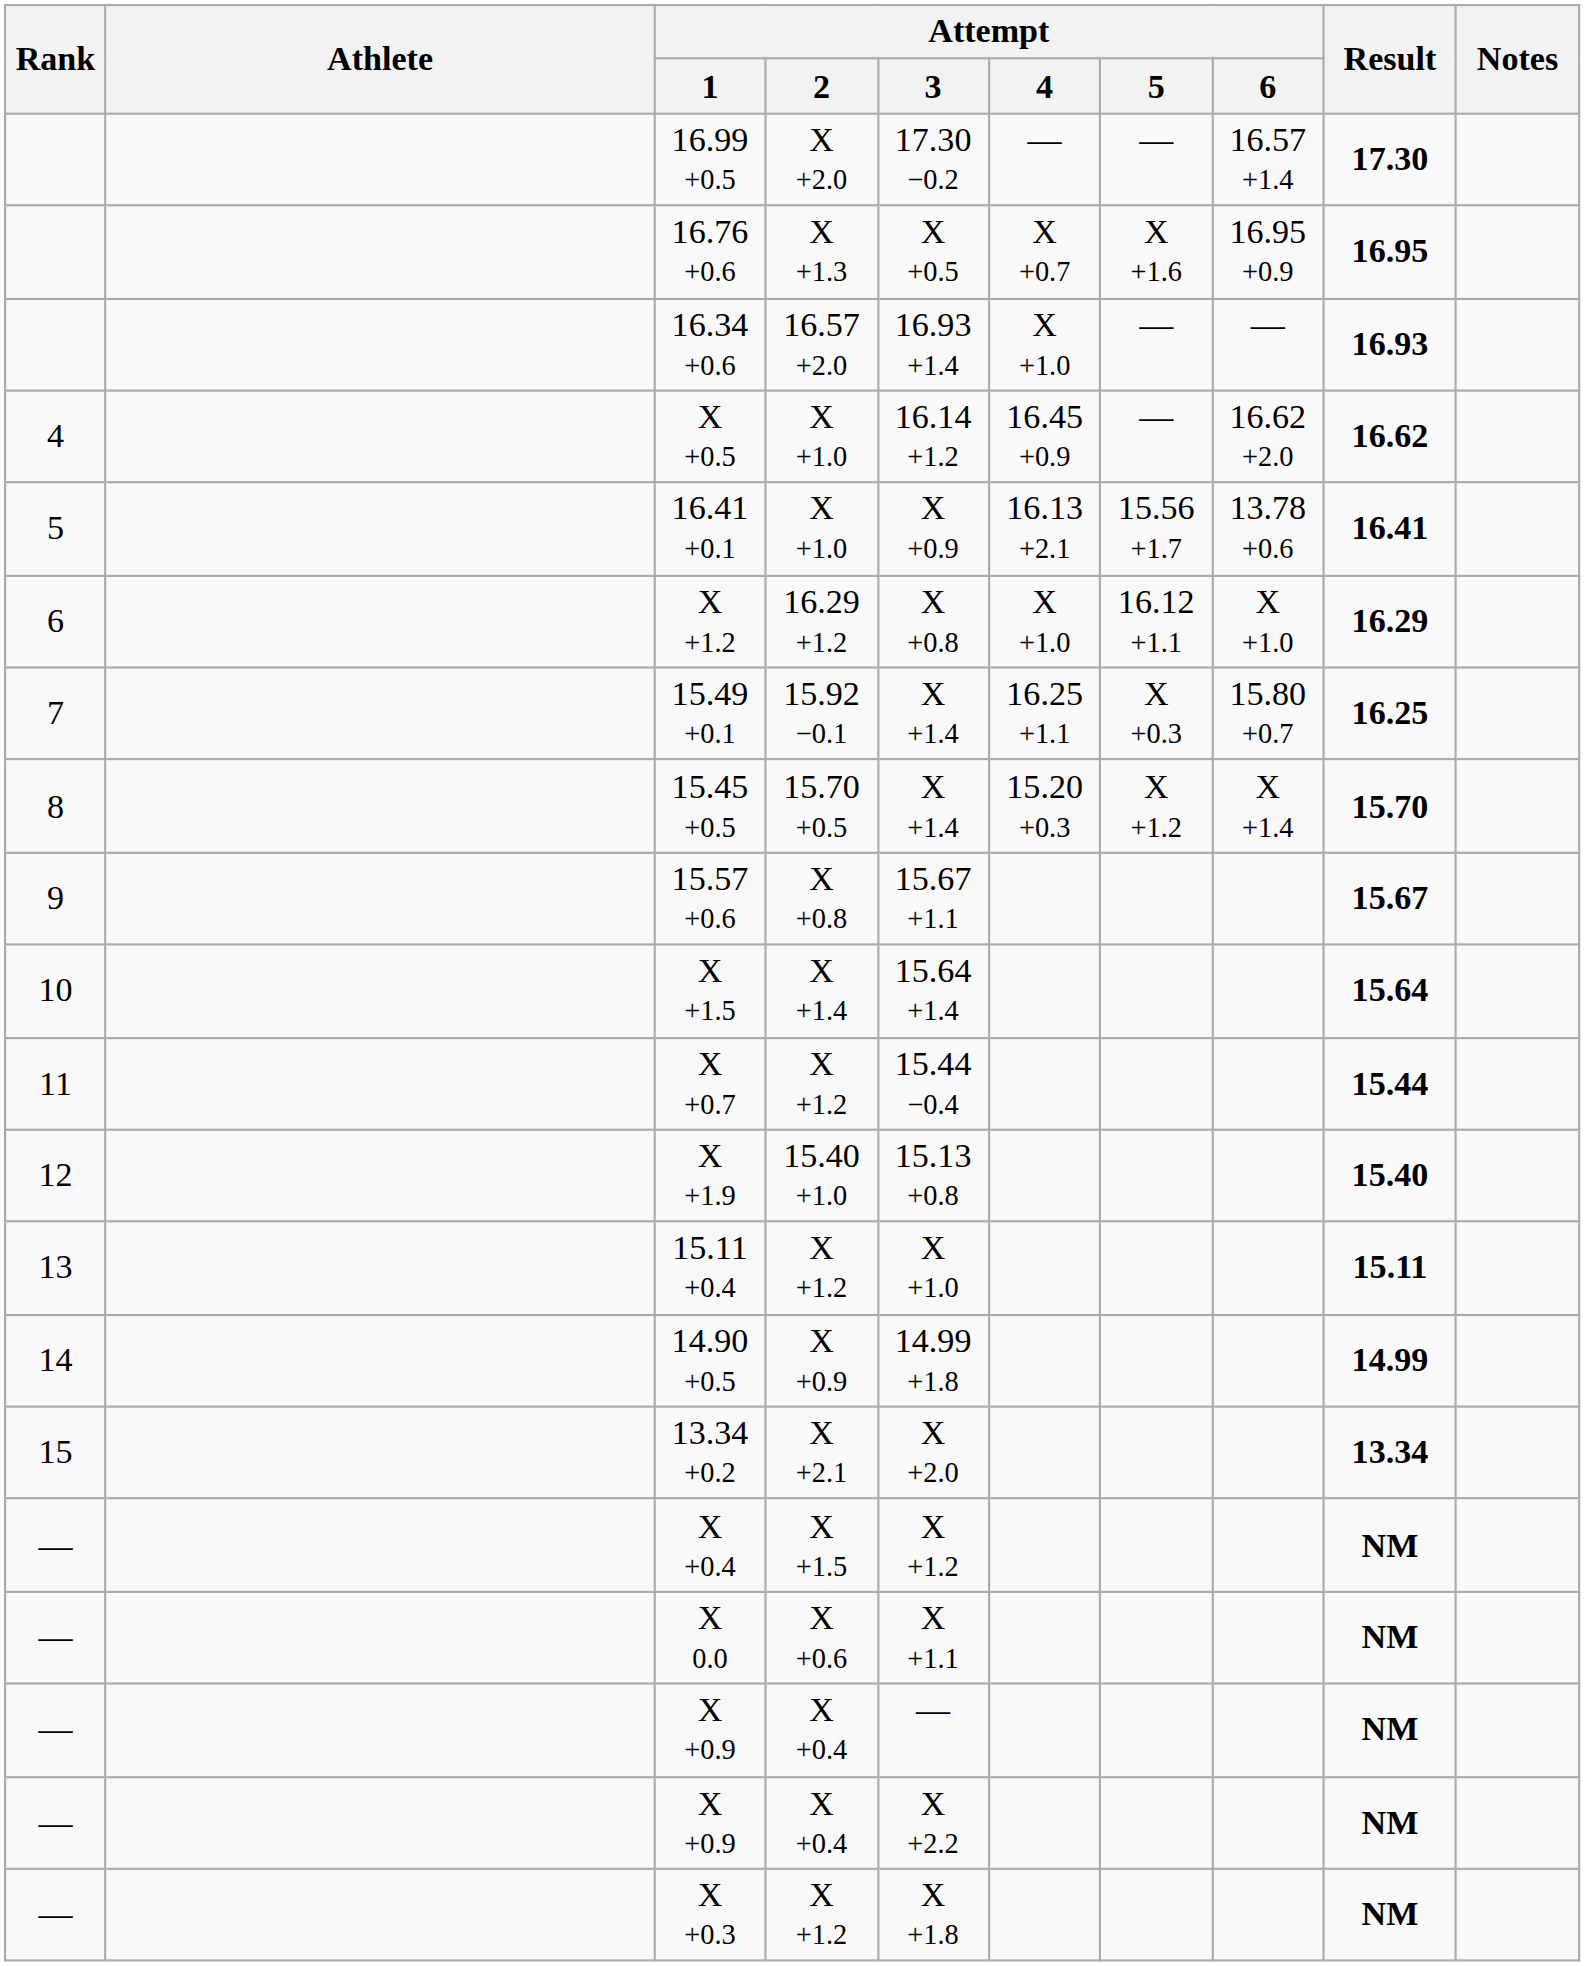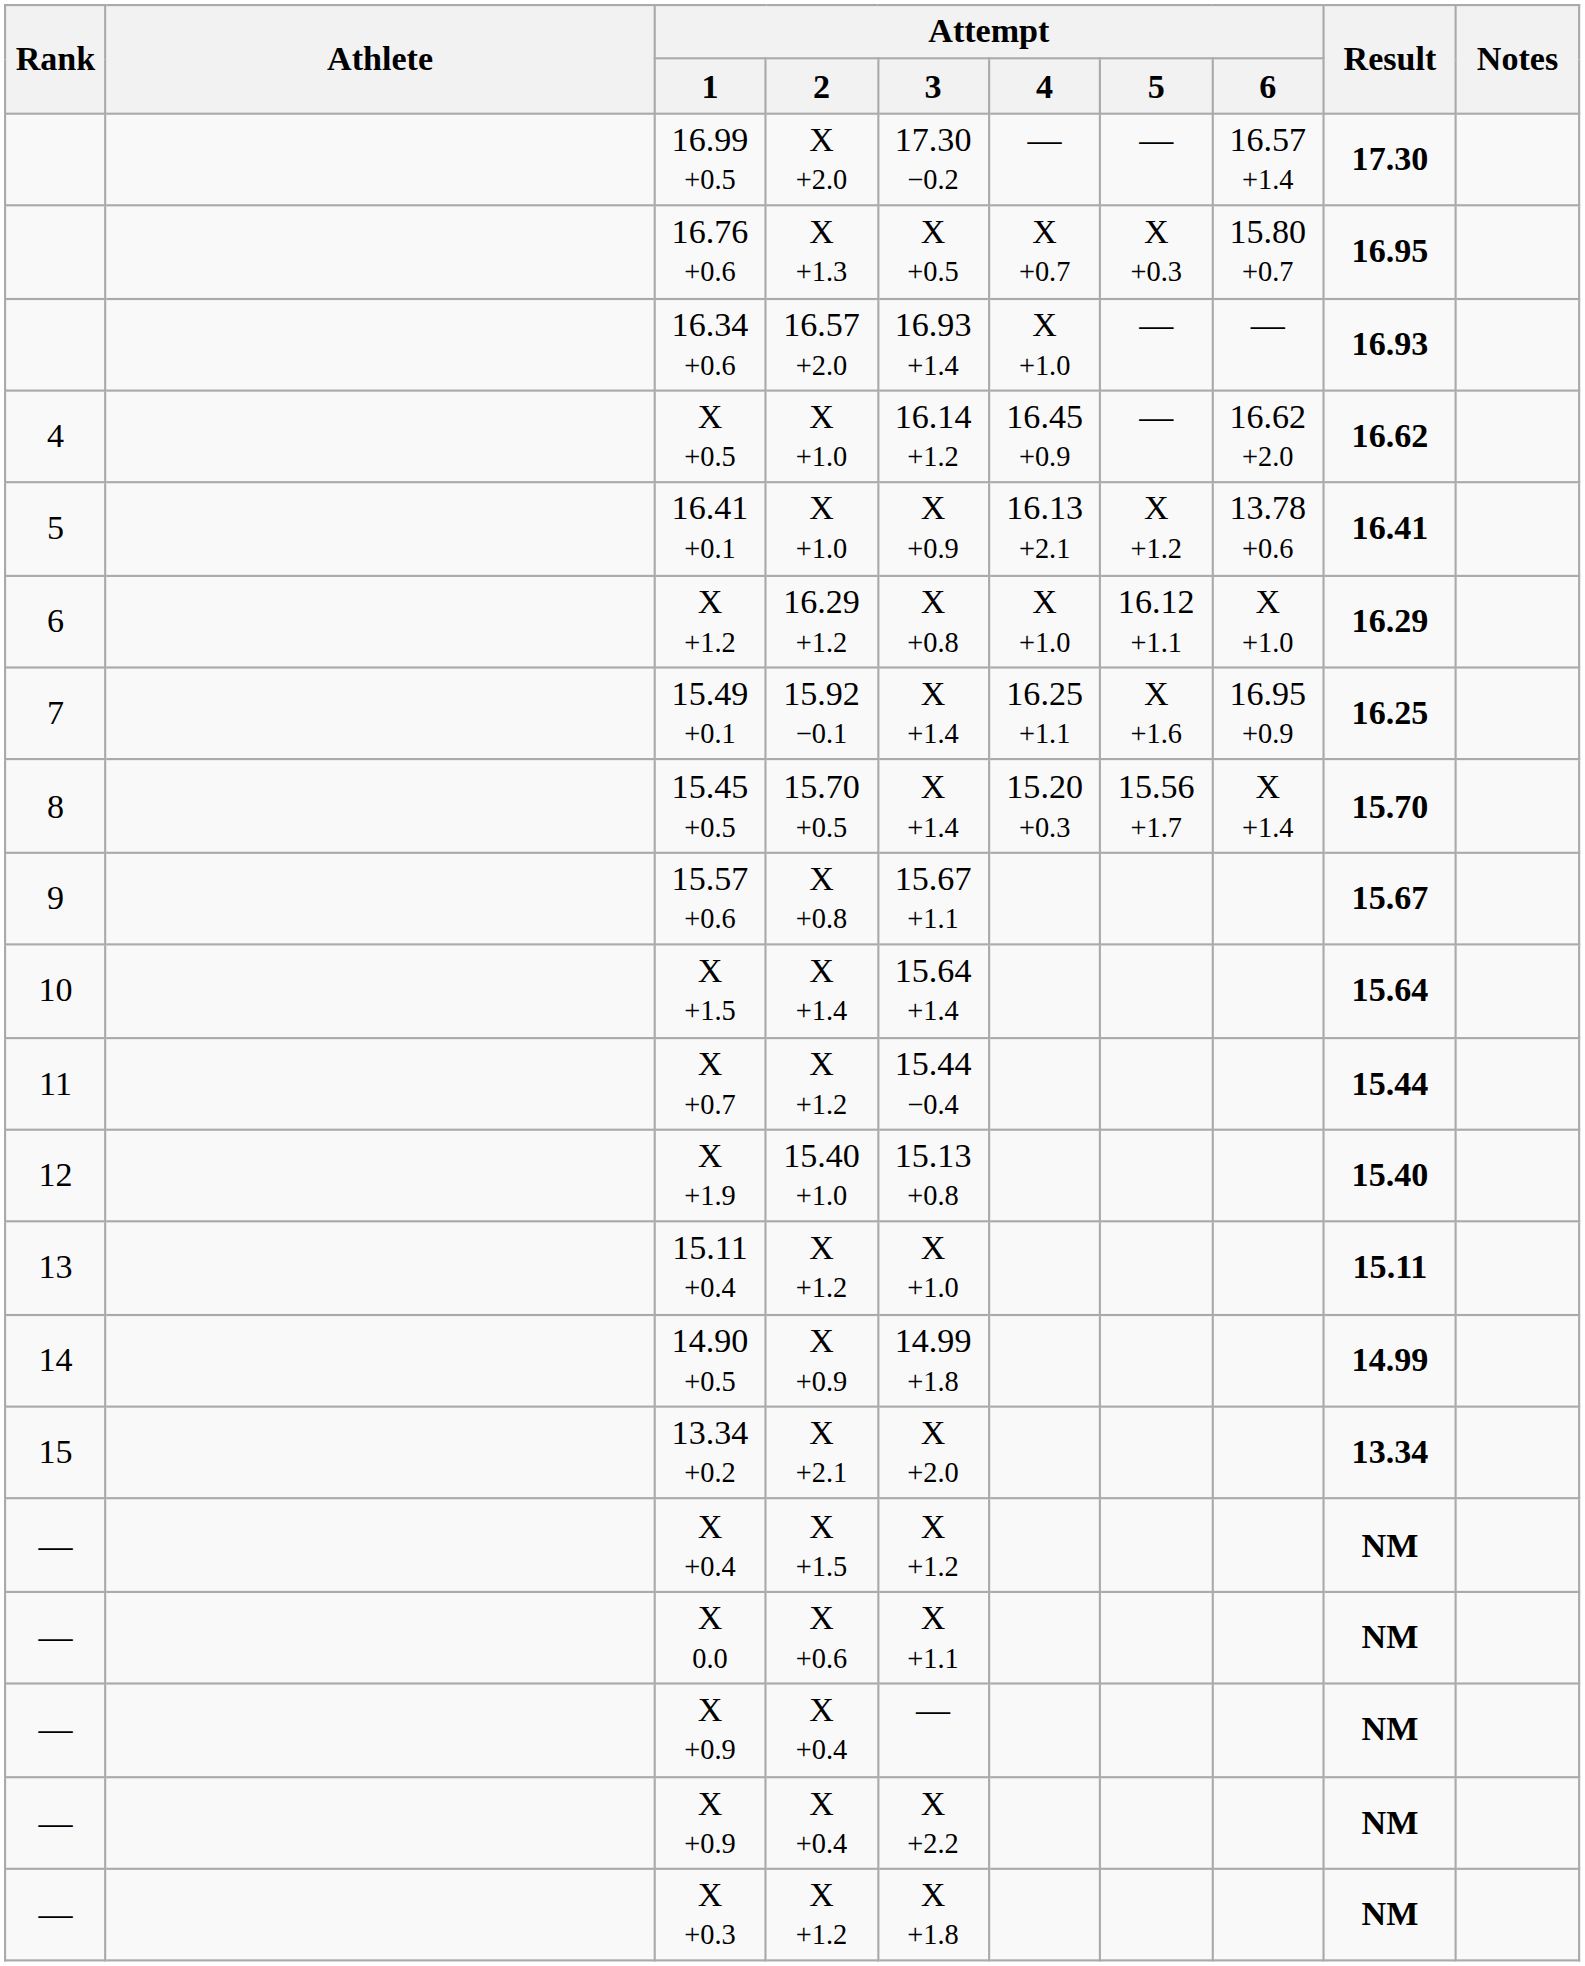(1156, 251) X +1.6 -> (1156, 251) X +0.3
(1268, 251) 16.95 +0.9 -> (1268, 251) 15.80 +0.7
(1156, 528) 15.56 +1.7 -> (1156, 528) X +1.2
(1156, 713) X +0.3 -> (1156, 713) X +1.6
(1268, 713) 15.80 +0.7 -> (1268, 713) 16.95 +0.9
(1156, 805) X +1.2 -> (1156, 805) 15.56 +1.7
